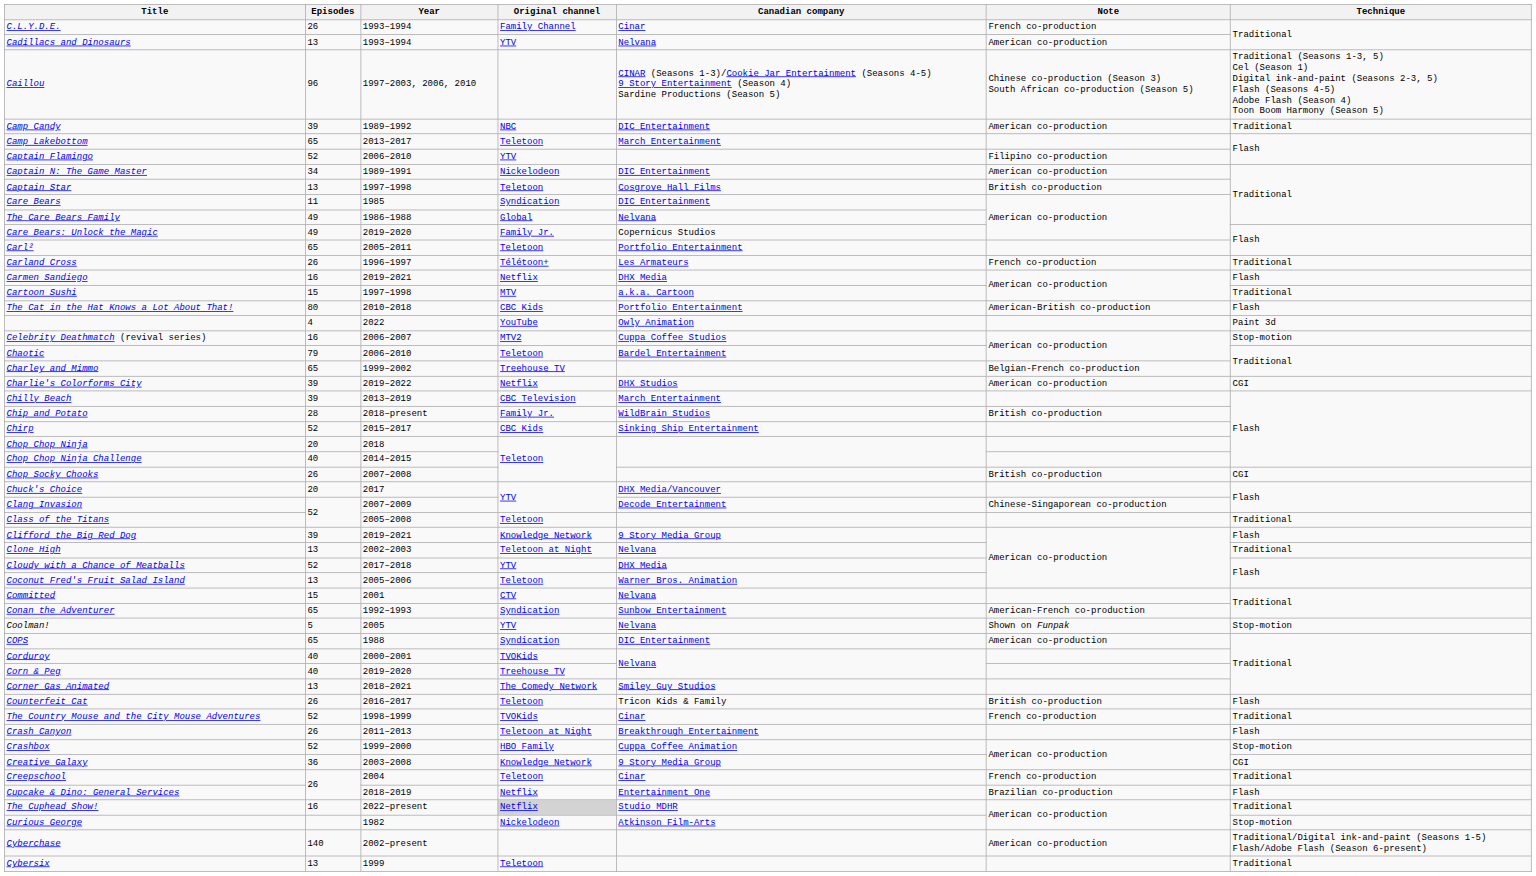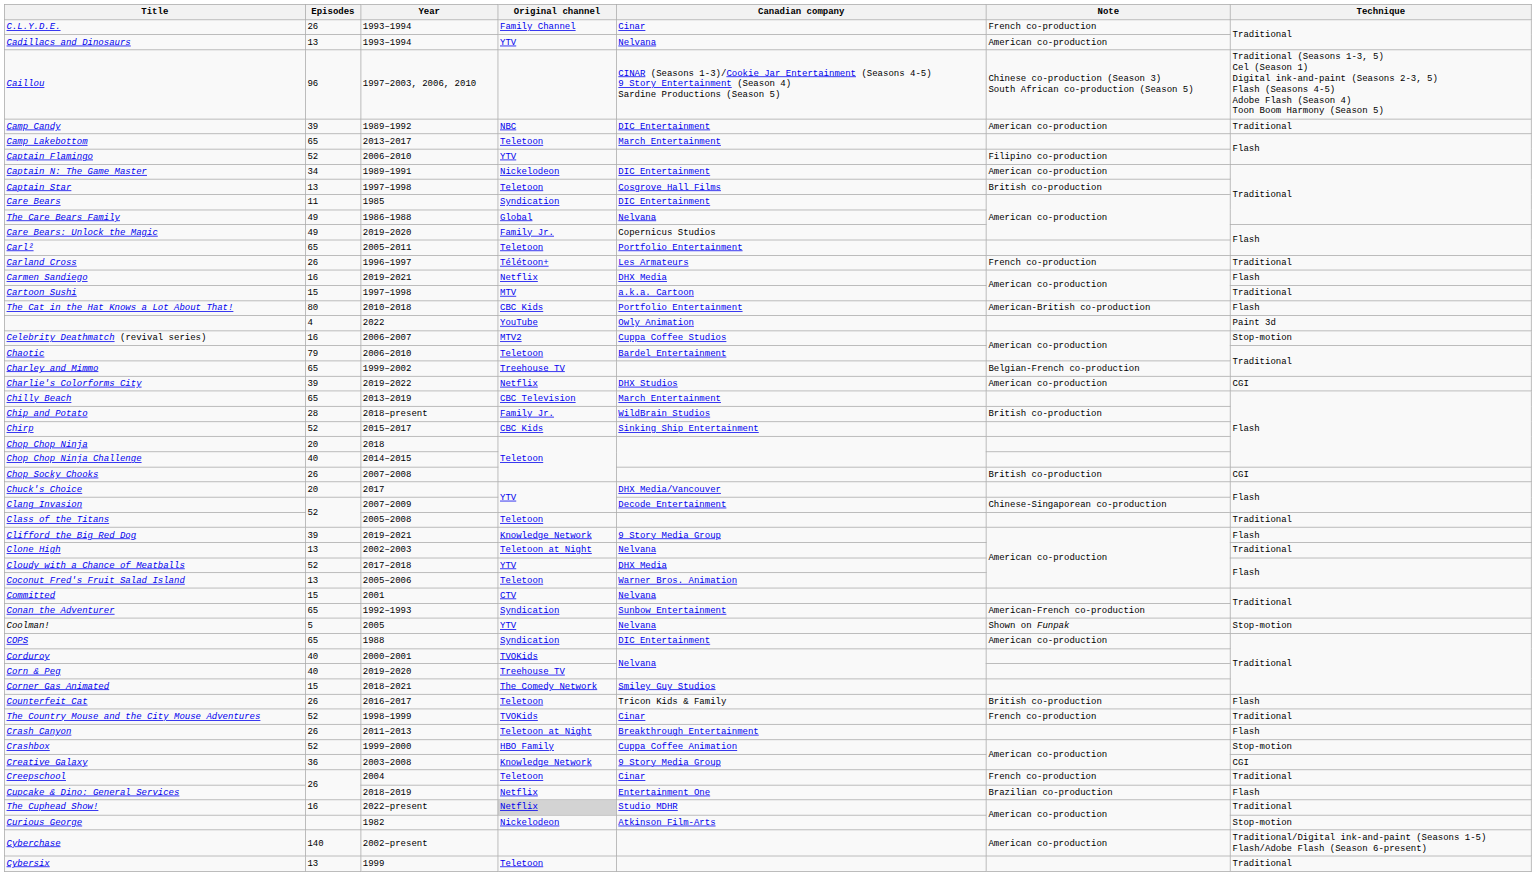(313, 399) 39 -> (313, 399) 65
(313, 686) 13 -> (313, 686) 15
